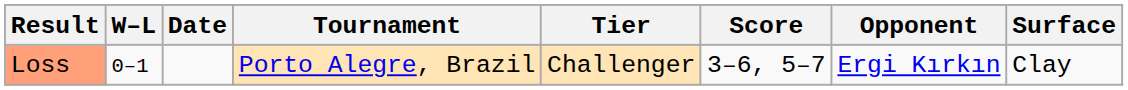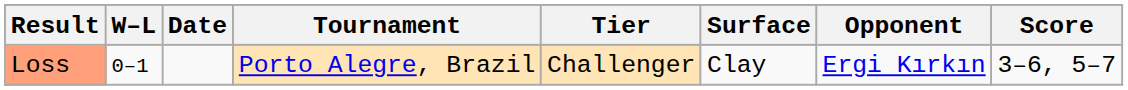columns swapped: (1064, 25) <-> (766, 25)
